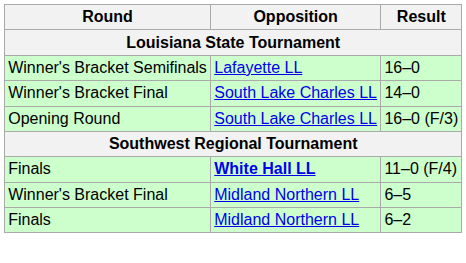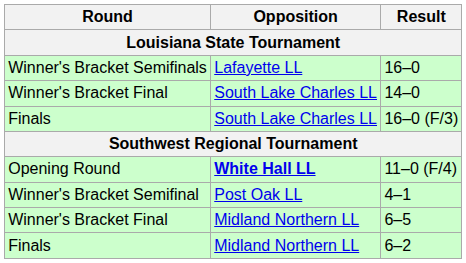(64, 118) Opening Round -> (30, 118) Finals
(30, 169) Finals -> (64, 169) Opening Round
+ row: (398, 194)
